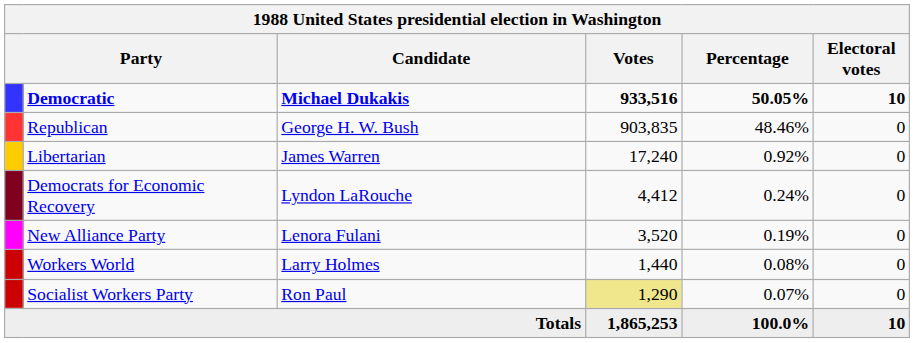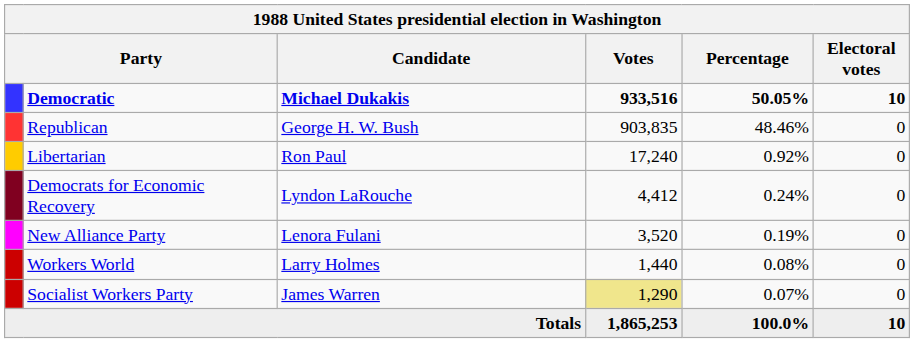(331, 156) James Warren -> (314, 156) Ron Paul
(314, 293) Ron Paul -> (331, 293) James Warren
